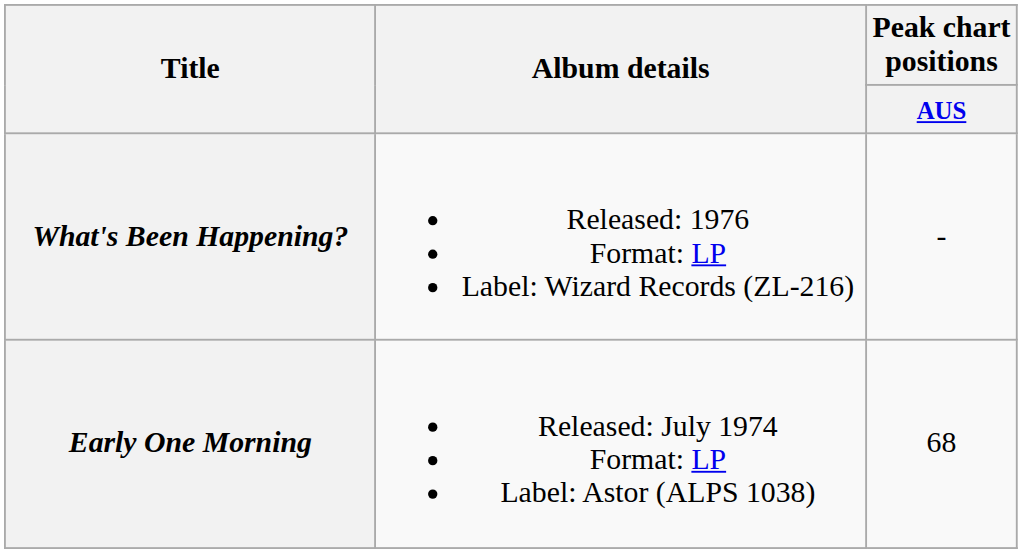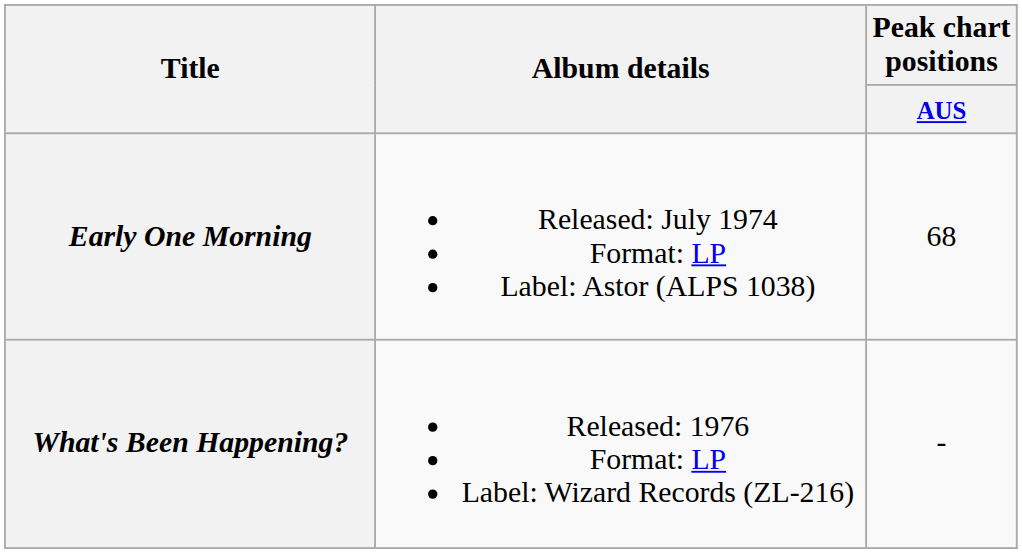rows swapped: (190, 443) <-> (190, 235)
